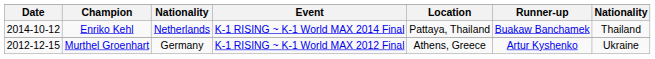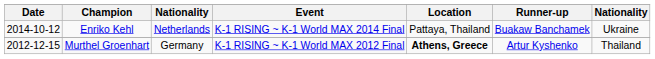(621, 29) Thailand -> (621, 29) Ukraine
(450, 45) normal -> (450, 45) bold
(621, 45) Ukraine -> (621, 45) Thailand
